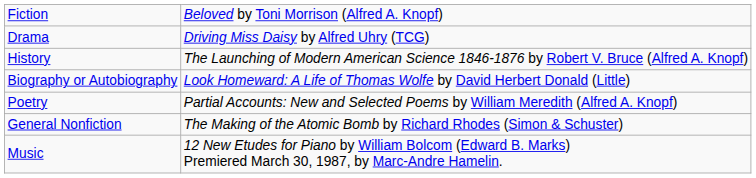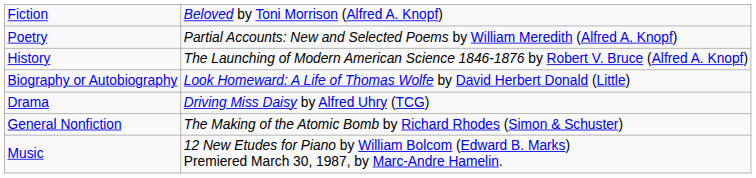rows swapped: (28, 37) <-> (27, 102)
